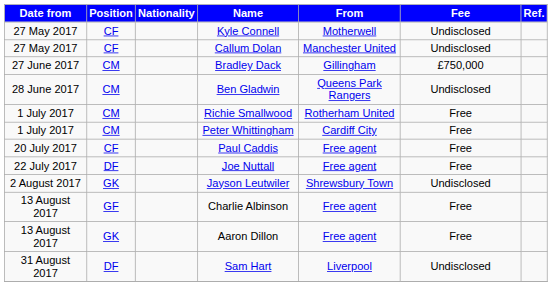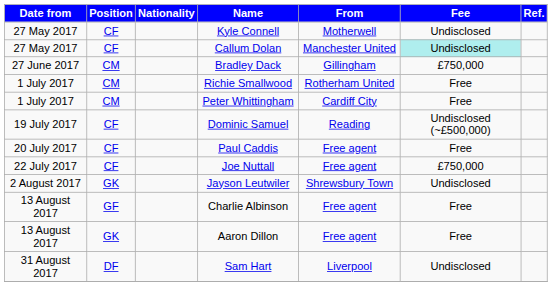(461, 49) no background -> (461, 49) paleturquoise background
- row: (248, 90)
+ row: (248, 125)
(111, 166) DF -> (111, 166) CF
(461, 166) Free -> (461, 166) £750,000
